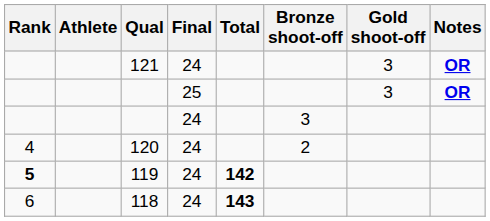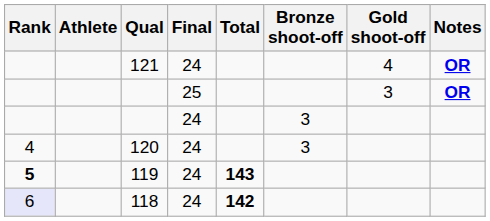(388, 65) 3 -> (388, 65) 4
(305, 147) 2 -> (305, 147) 3
(240, 174) 142 -> (240, 174) 143
(30, 202) no background -> (30, 202) lavender background
(240, 202) 143 -> (240, 202) 142
